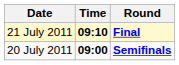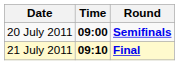rows swapped: (40, 50) <-> (40, 32)
